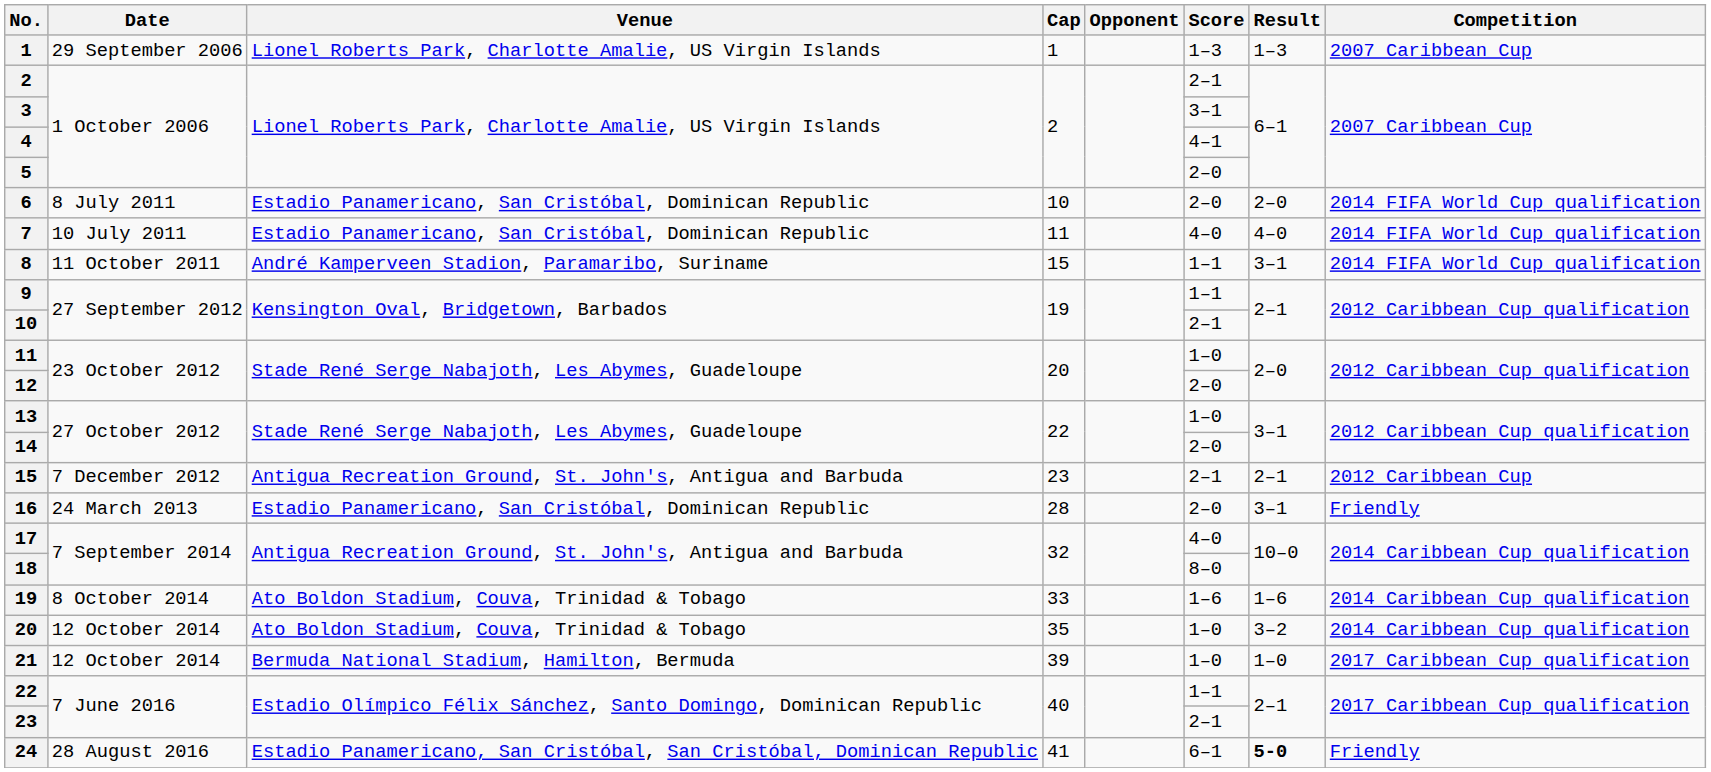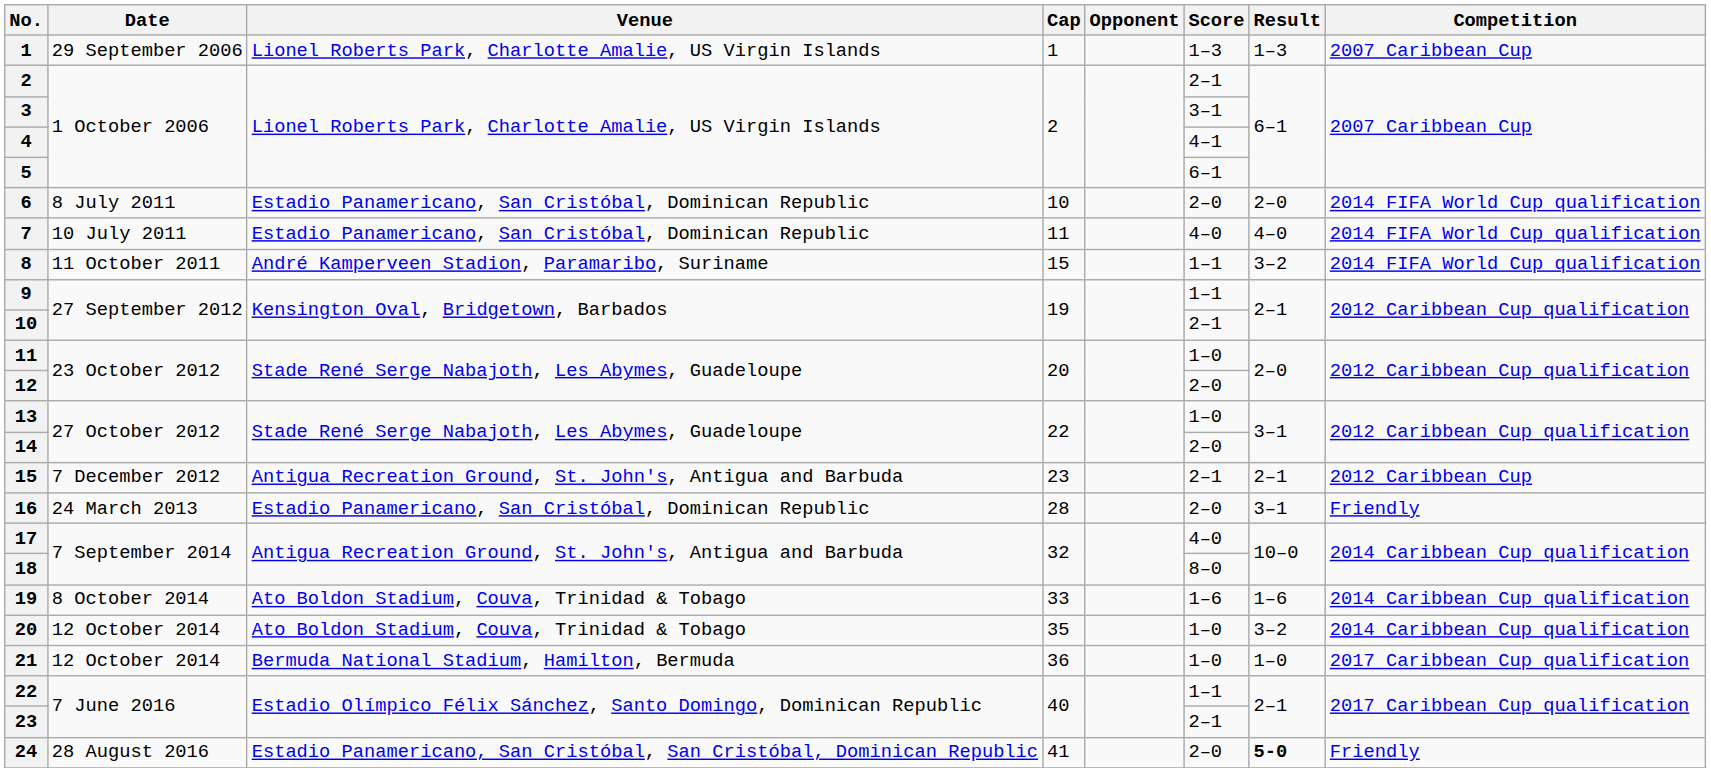(1205, 173) 2–0 -> (1205, 173) 6–1
(1270, 264) 3–1 -> (1270, 264) 3–2
(1058, 661) 39 -> (1058, 661) 36
(1205, 752) 6–1 -> (1205, 752) 2–0
